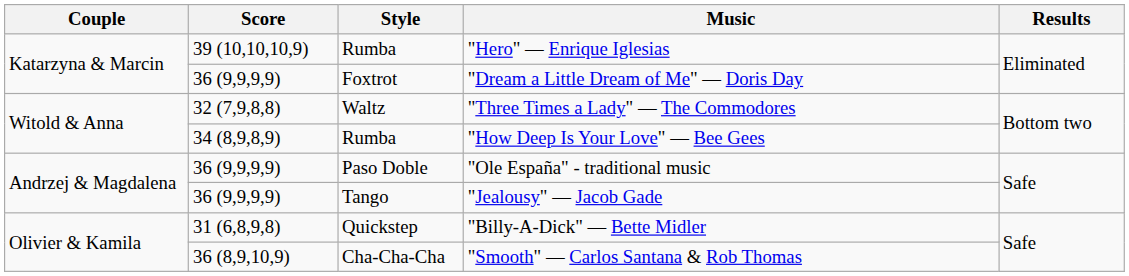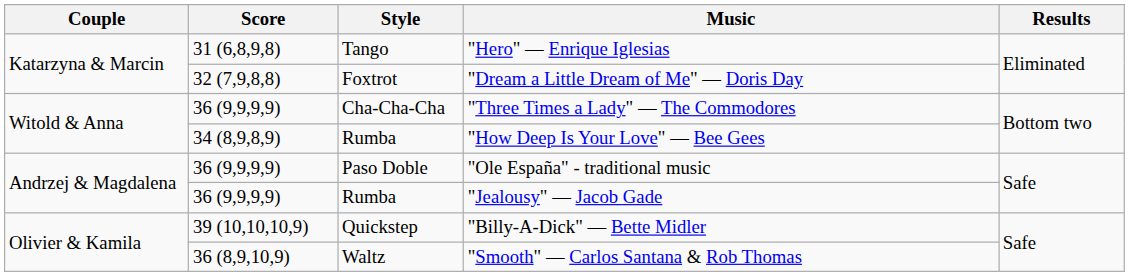(251, 49) 39 (10,10,10,9) -> (237, 49) 31 (6,8,9,8)
(369, 49) Rumba -> (365, 49) Tango
(237, 78) 36 (9,9,9,9) -> (237, 78) 32 (7,9,8,8)
(237, 108) 32 (7,9,8,8) -> (237, 108) 36 (9,9,9,9)
(364, 108) Waltz -> (394, 108) Cha-Cha-Cha
(365, 197) Tango -> (369, 197) Rumba
(237, 227) 31 (6,8,9,8) -> (251, 227) 39 (10,10,10,9)
(394, 256) Cha-Cha-Cha -> (364, 256) Waltz
